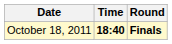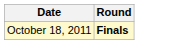- column: (111, 13)
